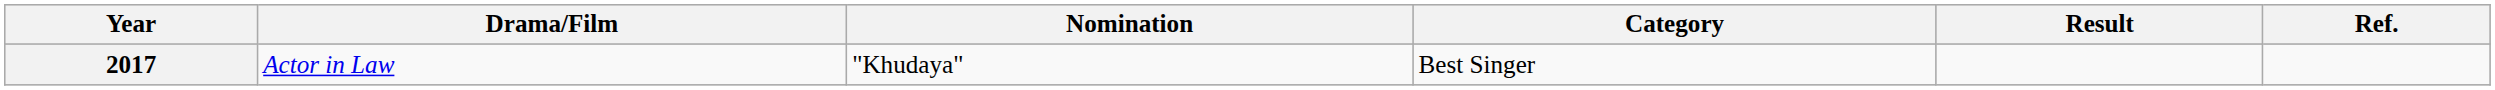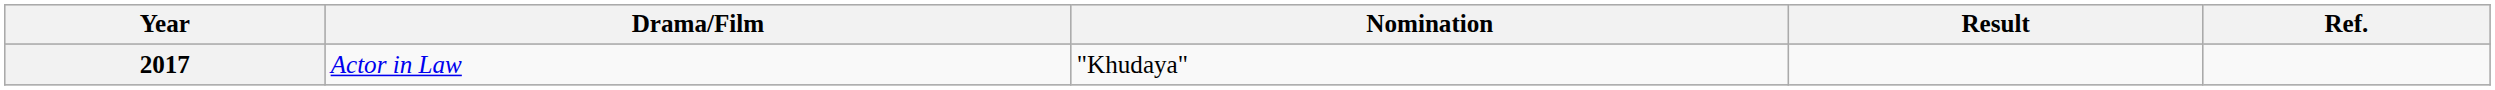- column: (1675, 24)
